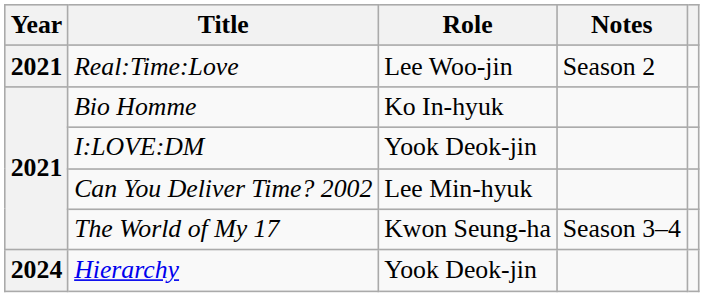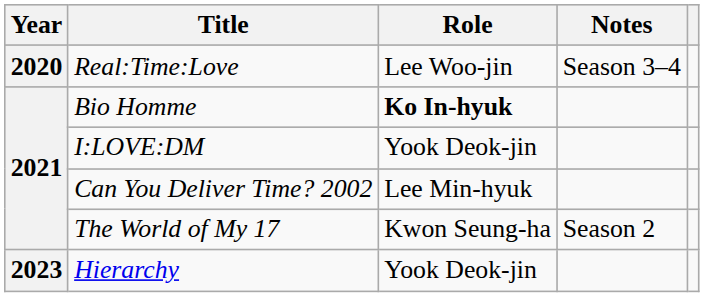(37, 65) 2021 -> (37, 65) 2020
(609, 65) Season 2 -> (622, 65) Season 3–4
(444, 106) normal -> (448, 106) bold
(622, 229) Season 3–4 -> (609, 229) Season 2
(37, 270) 2024 -> (37, 270) 2023
